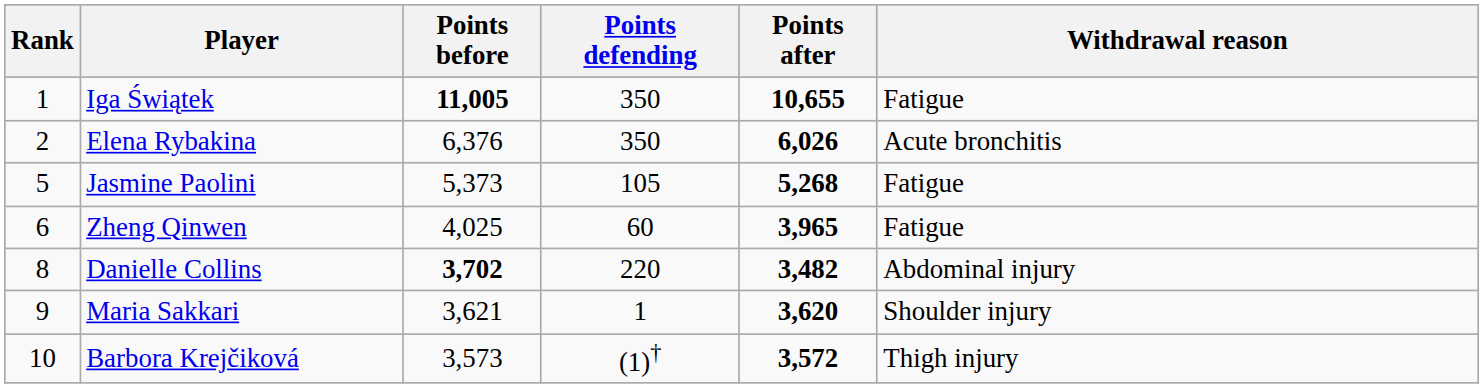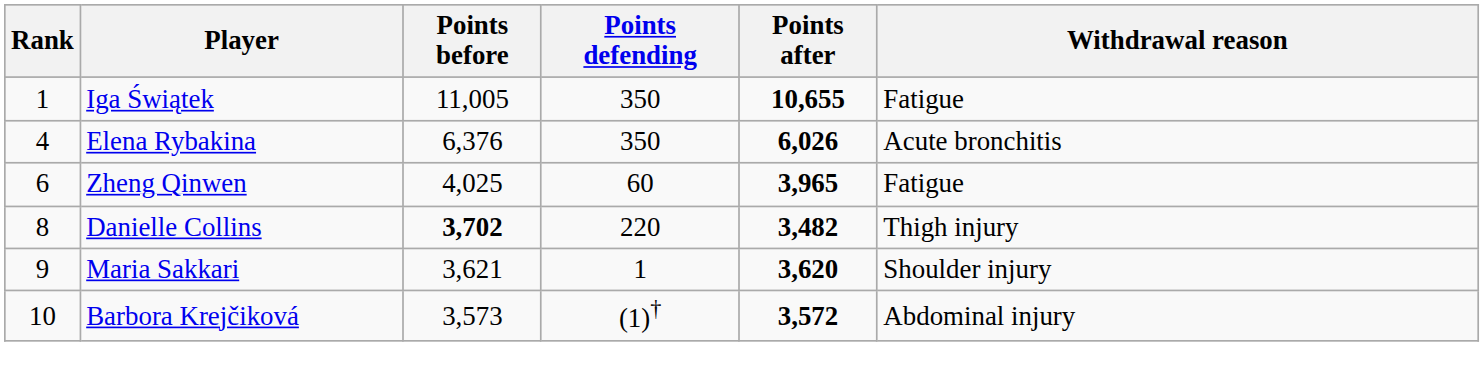(472, 98) bold -> (472, 98) normal
(42, 141) 2 -> (42, 141) 4
- row: (171, 183)
(979, 269) Abdominal injury -> (951, 226) Thigh injury
(951, 358) Thigh injury -> (979, 315) Abdominal injury
